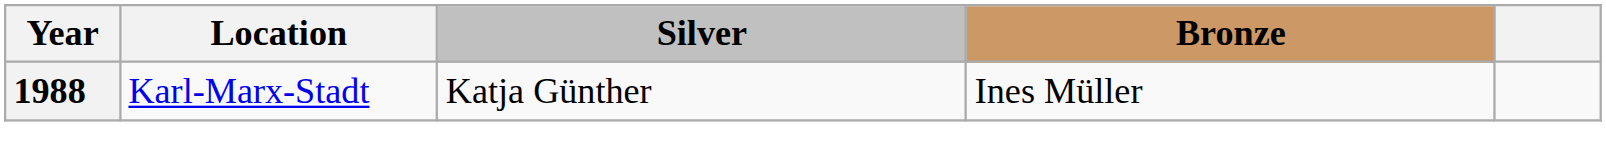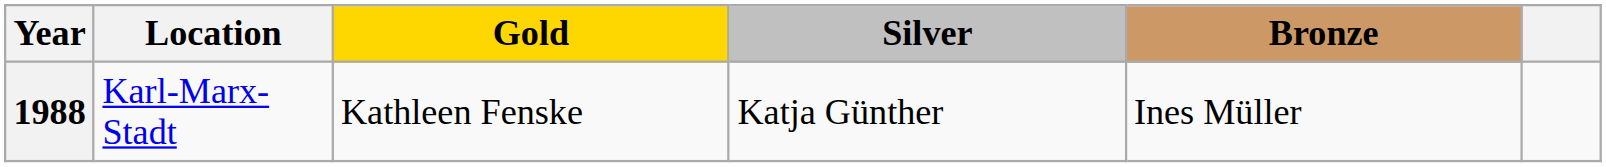+ column: (531, 33)
